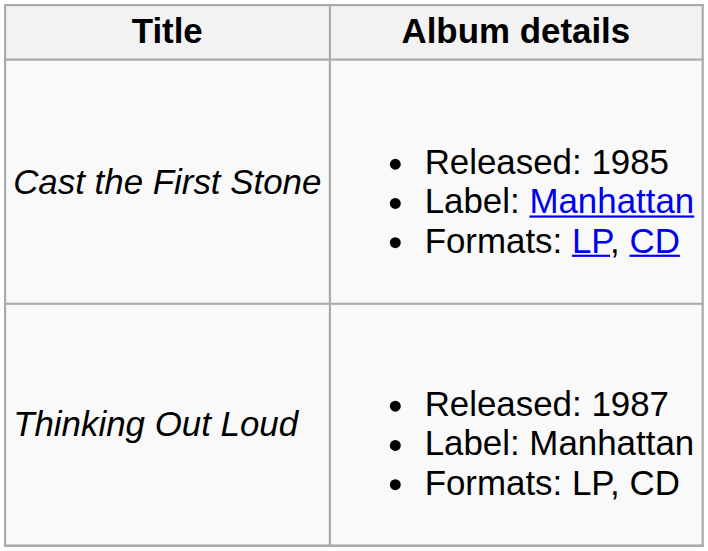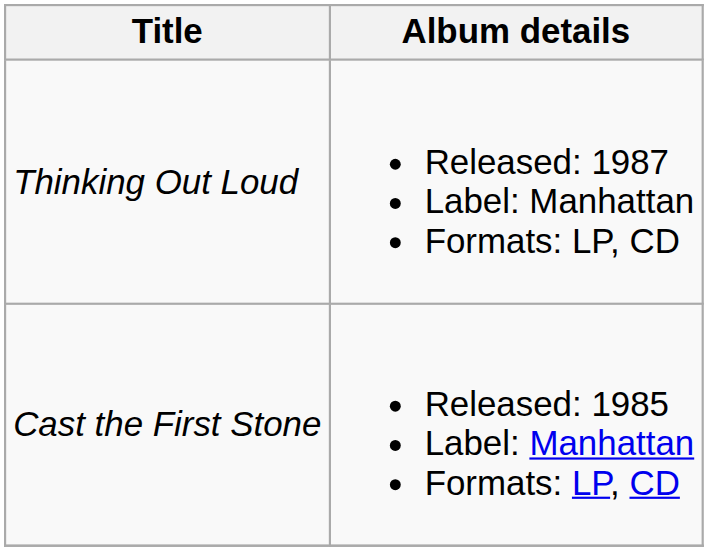rows swapped: (167, 181) <-> (156, 424)
